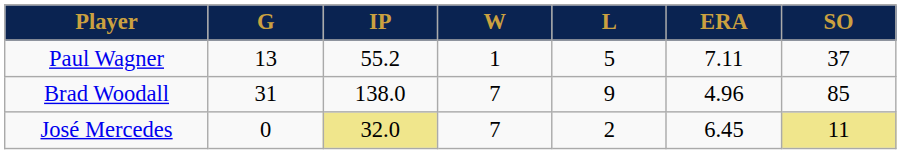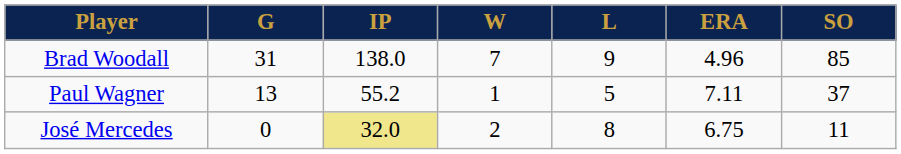rows swapped: (107, 93) <-> (107, 58)
(495, 129) 7 -> (495, 129) 2
(609, 129) 2 -> (609, 129) 8
(724, 129) 6.45 -> (724, 129) 6.75
(839, 129) khaki background -> (839, 129) no background
